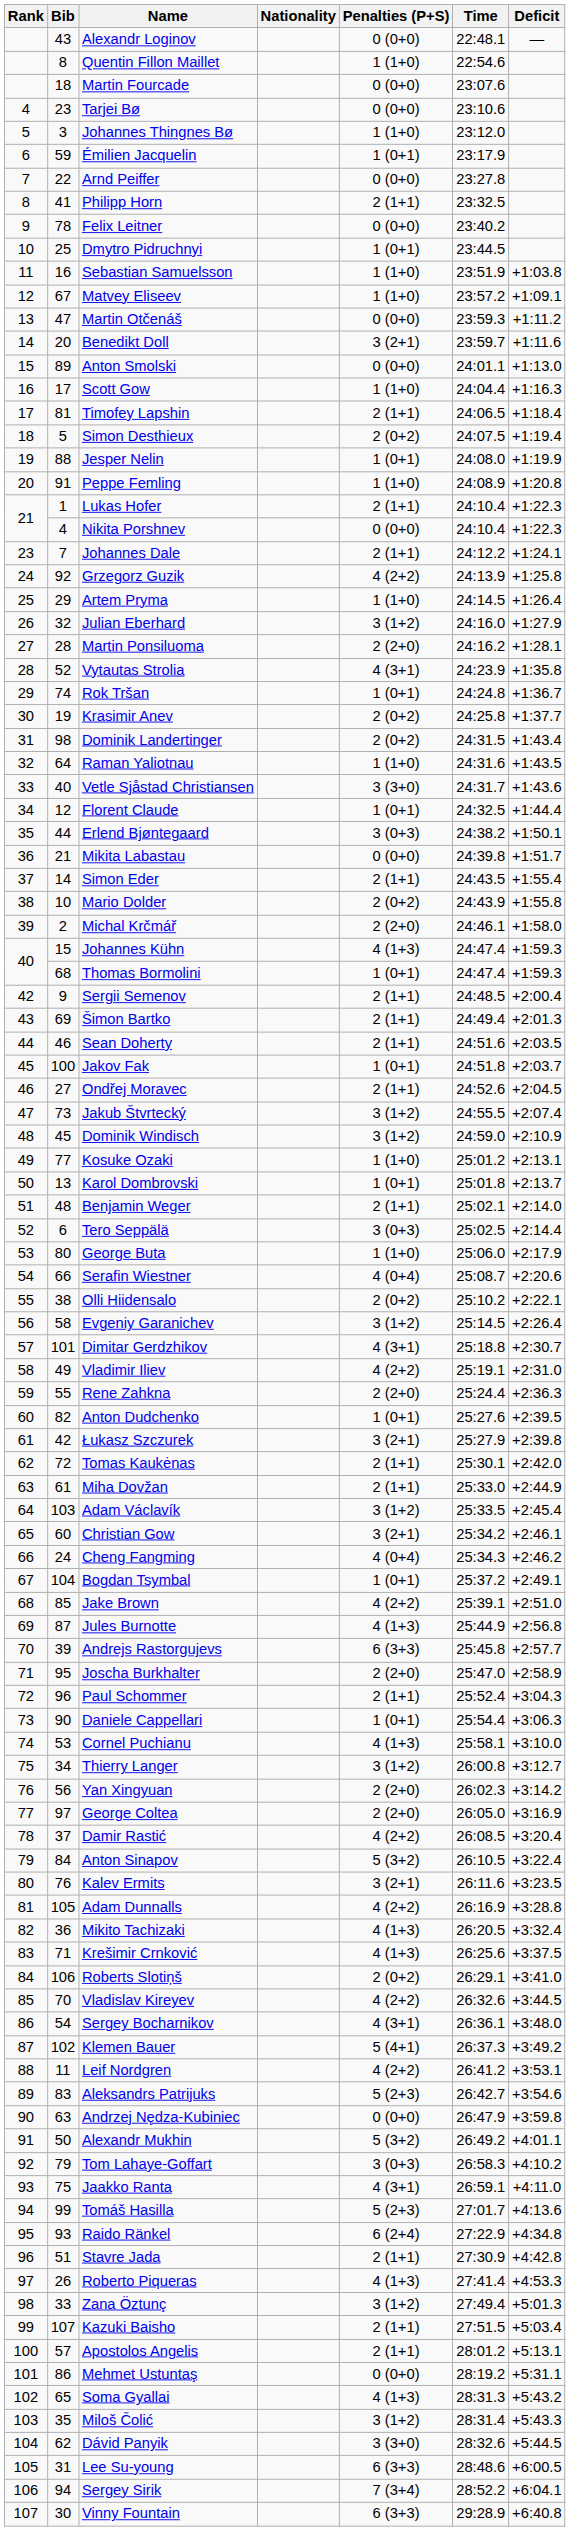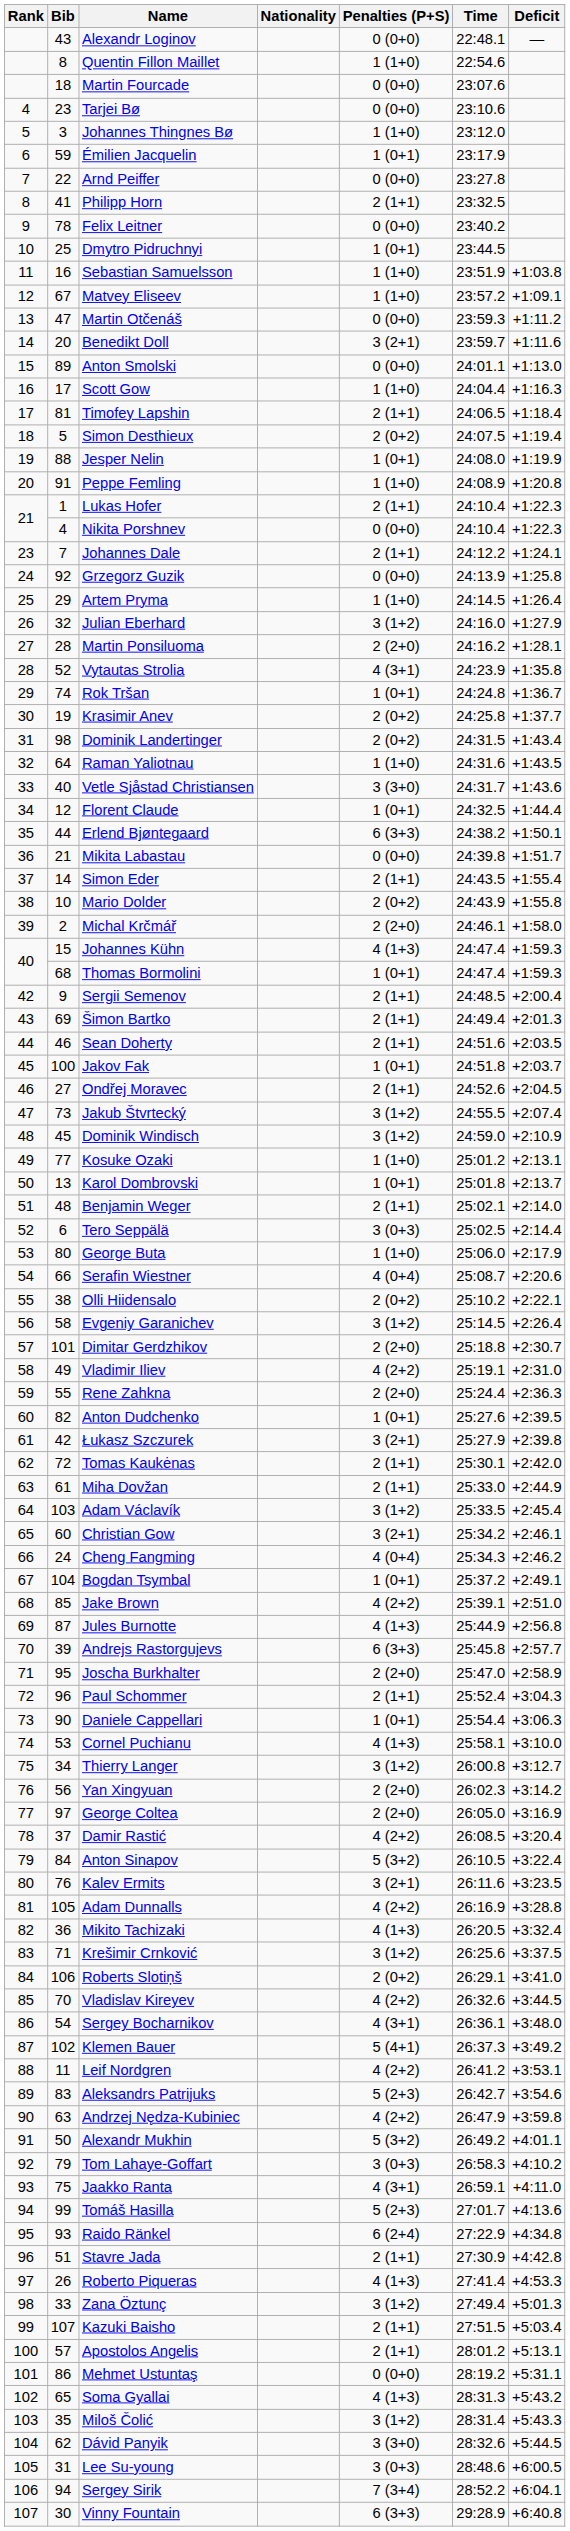(396, 576) 4 (2+2) -> (396, 576) 0 (0+0)
(396, 833) 3 (0+3) -> (396, 833) 6 (3+3)
(396, 1346) 4 (3+1) -> (396, 1346) 2 (2+0)
(396, 1953) 4 (1+3) -> (396, 1953) 3 (1+2)
(396, 2117) 0 (0+0) -> (396, 2117) 4 (2+2)
(396, 2467) 6 (3+3) -> (396, 2467) 3 (0+3)
